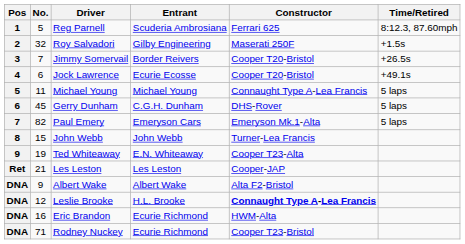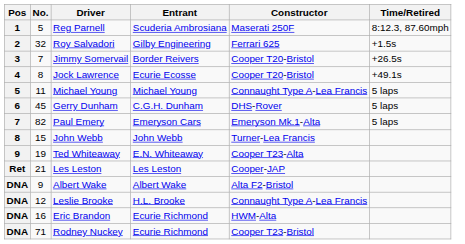(255, 28) Ferrari 625 -> (263, 28) Maserati 250F
(263, 44) Maserati 250F -> (255, 44) Ferrari 625
(41, 75) 6 -> (41, 75) 8
(304, 200) bold -> (299, 200) normal
